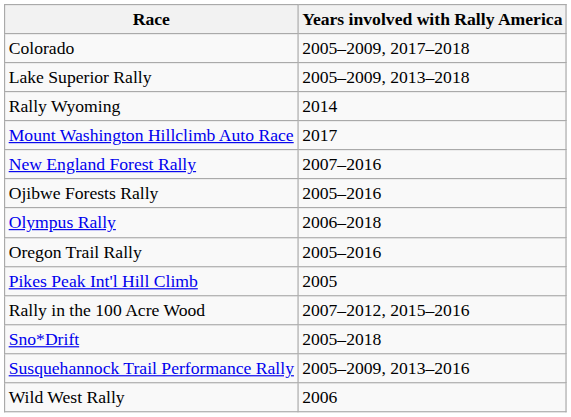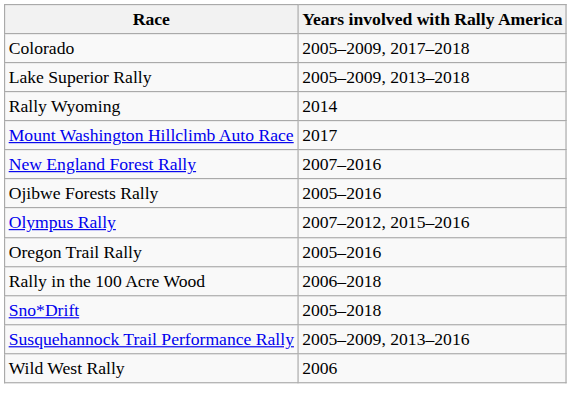(342, 222) 2006–2018 -> (386, 222) 2007–2012, 2015–2016
- row: (103, 280)
(386, 309) 2007–2012, 2015–2016 -> (342, 280) 2006–2018
